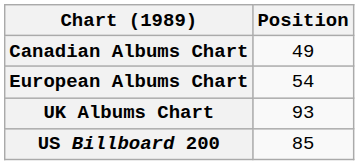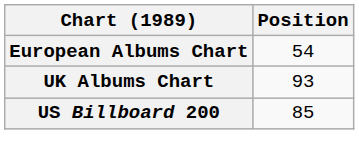- row: (129, 51)
